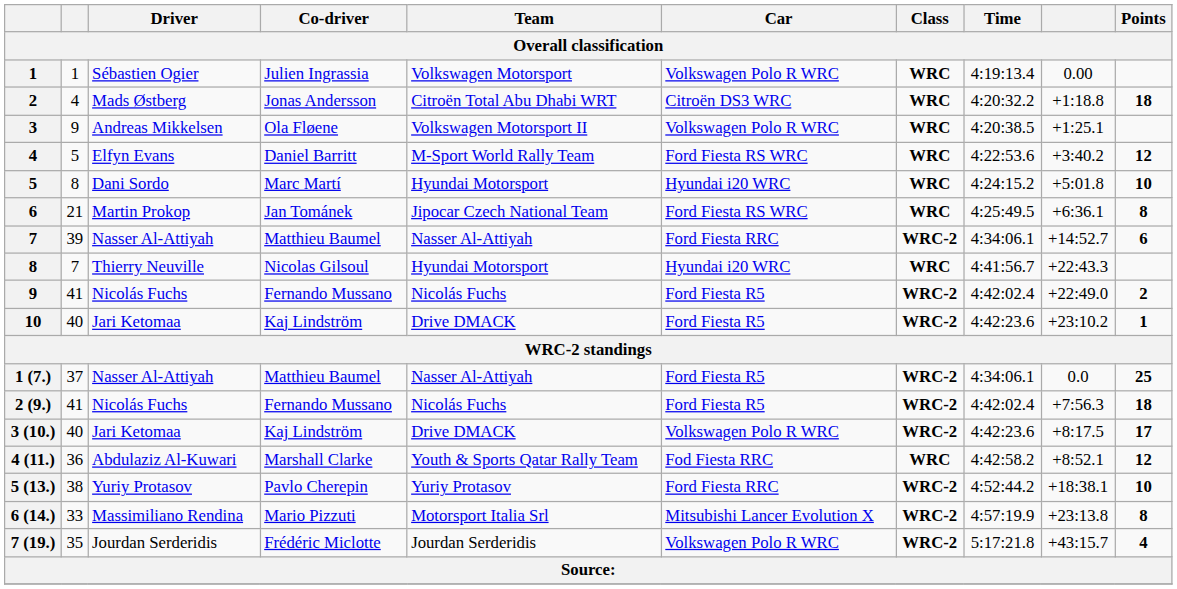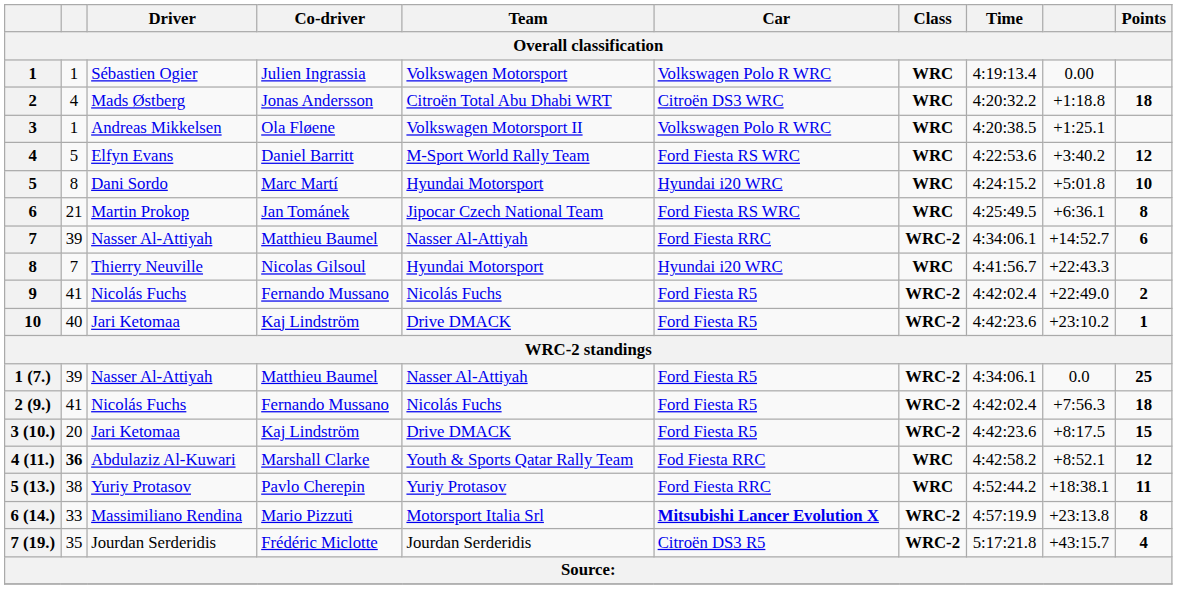(75, 128) 9 -> (74, 128) 1
(75, 376) 37 -> (74, 376) 39
(75, 431) 40 -> (74, 431) 20
(752, 431) Volkswagen Polo R WRC -> (707, 431) Ford Fiesta R5
(1143, 431) 17 -> (1144, 431) 15
(75, 459) normal -> (74, 459) bold
(930, 487) WRC-2 -> (933, 487) WRC
(1143, 487) 10 -> (1144, 487) 11
(770, 514) normal -> (768, 514) bold
(752, 542) Volkswagen Polo R WRC -> (712, 542) Citroën DS3 R5
